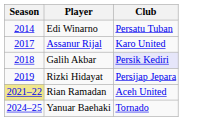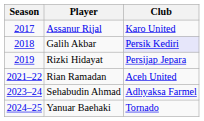- row: (72, 28)
(24, 92) khaki background -> (24, 76) no background
+ row: (84, 92)
